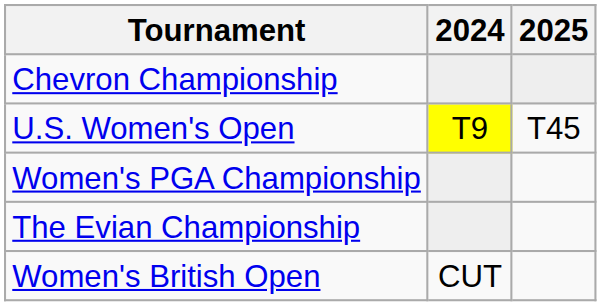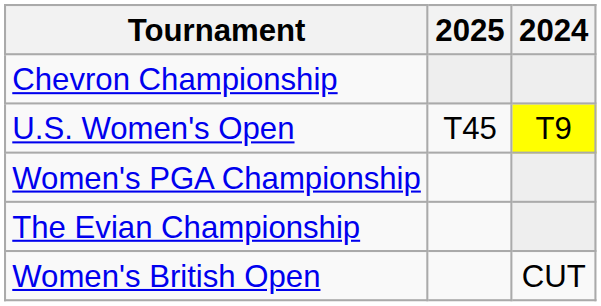columns swapped: (470, 30) <-> (554, 30)
